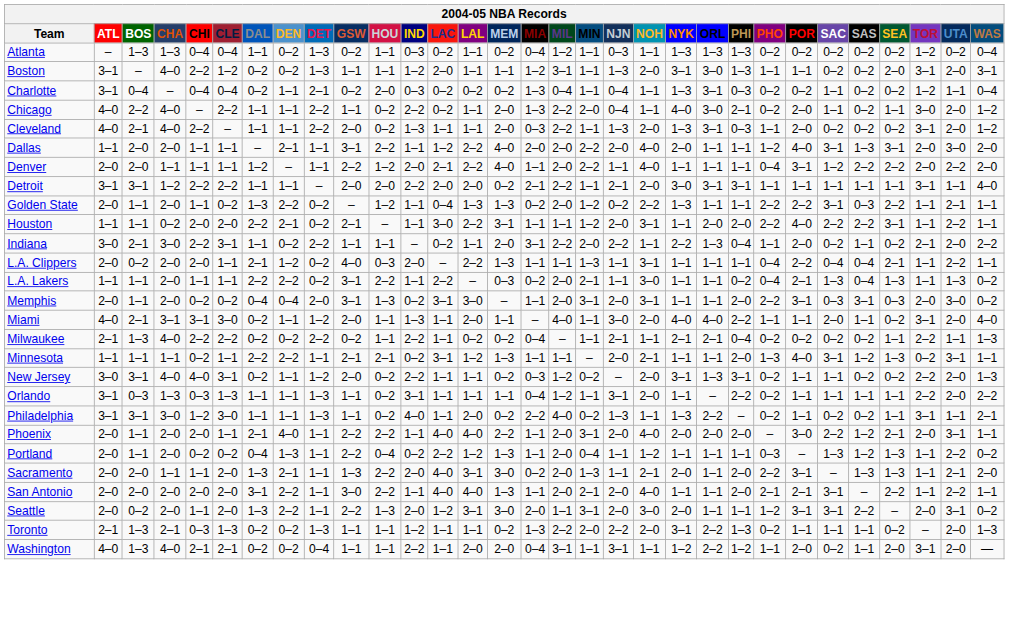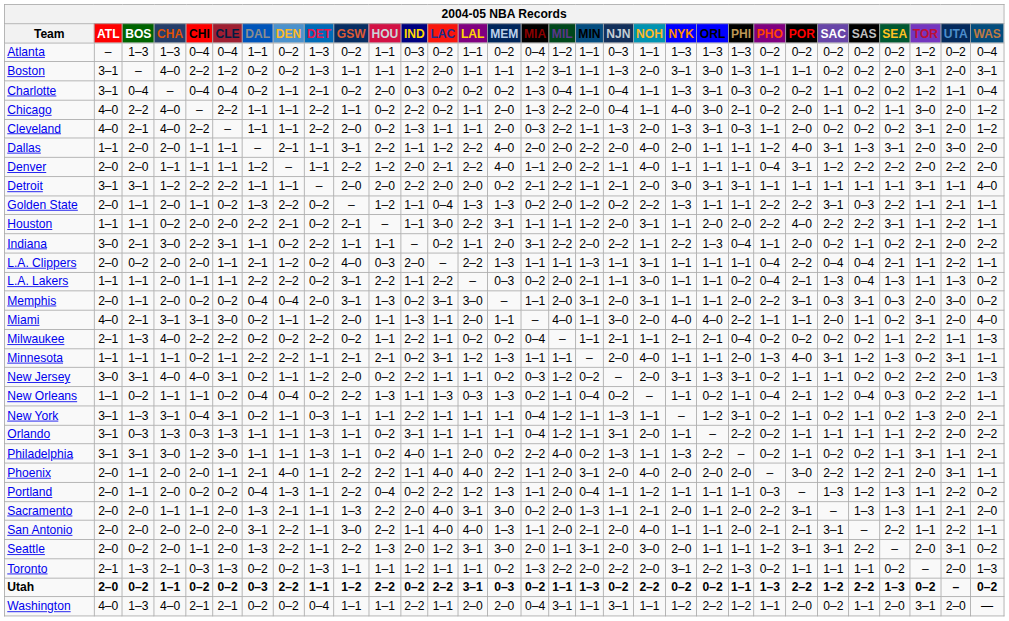(649, 358) 2–1 -> (649, 358) 4–0
+ row: (42, 397)
+ row: (33, 416)
+ row: (21, 588)
